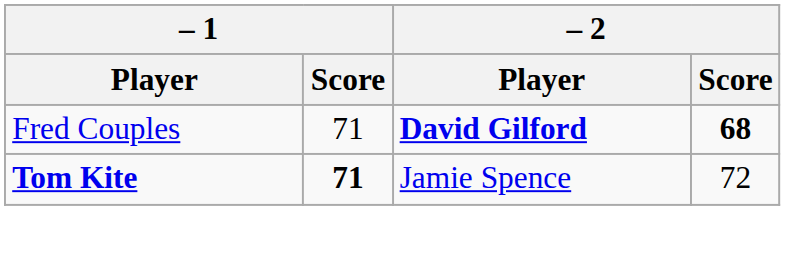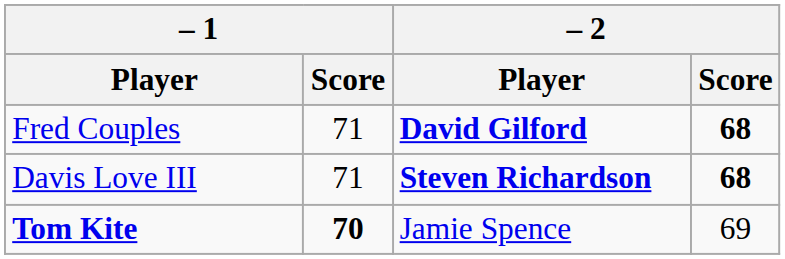+ row: (105, 178)
(348, 178) 71 -> (348, 228) 70
(735, 178) 72 -> (735, 228) 69
